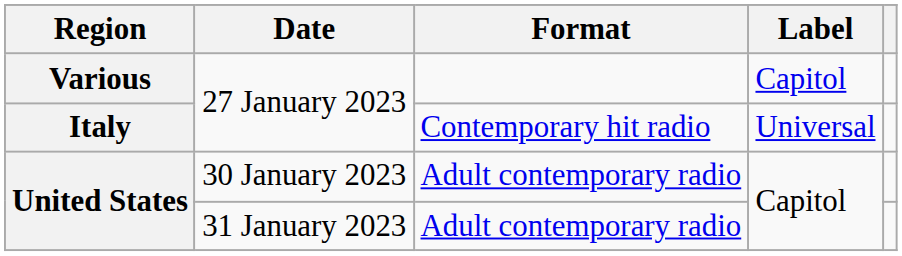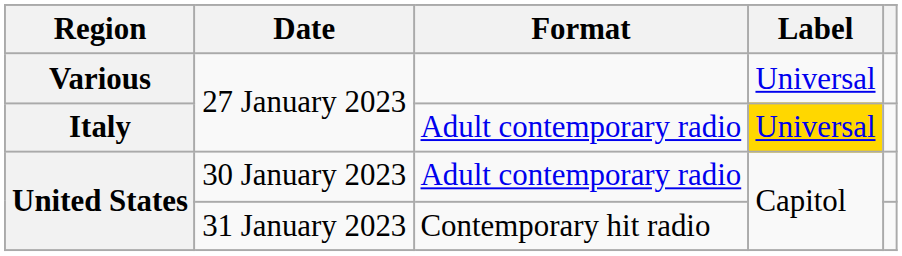(801, 77) Capitol -> (815, 77) Universal
(565, 126) Contemporary hit radio -> (581, 126) Adult contemporary radio
(815, 126) no background -> (815, 126) gold background
(581, 224) Adult contemporary radio -> (565, 224) Contemporary hit radio
